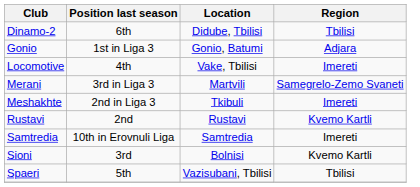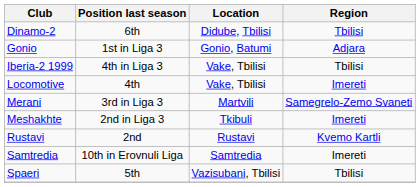+ row: (40, 66)
- row: (19, 155)
